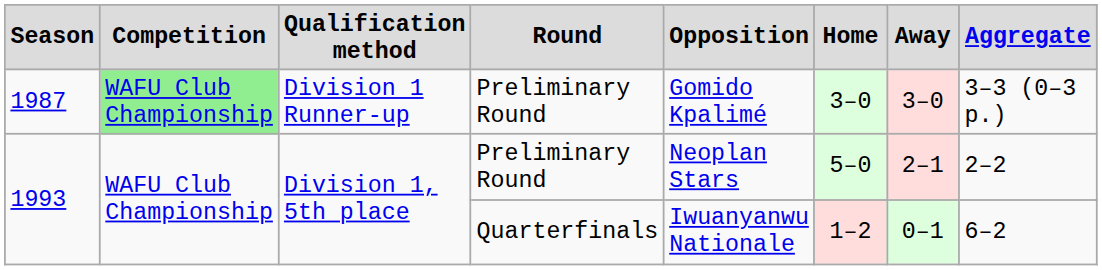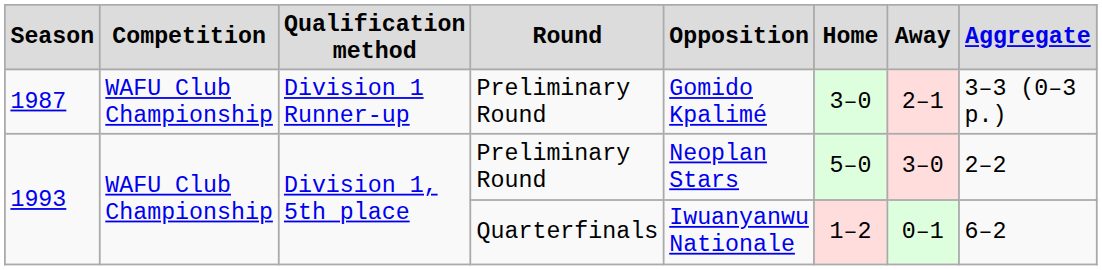(189, 102) lightgreen background -> (189, 102) no background
(923, 102) 3–0 -> (923, 102) 2–1
(923, 167) 2–1 -> (923, 167) 3–0
